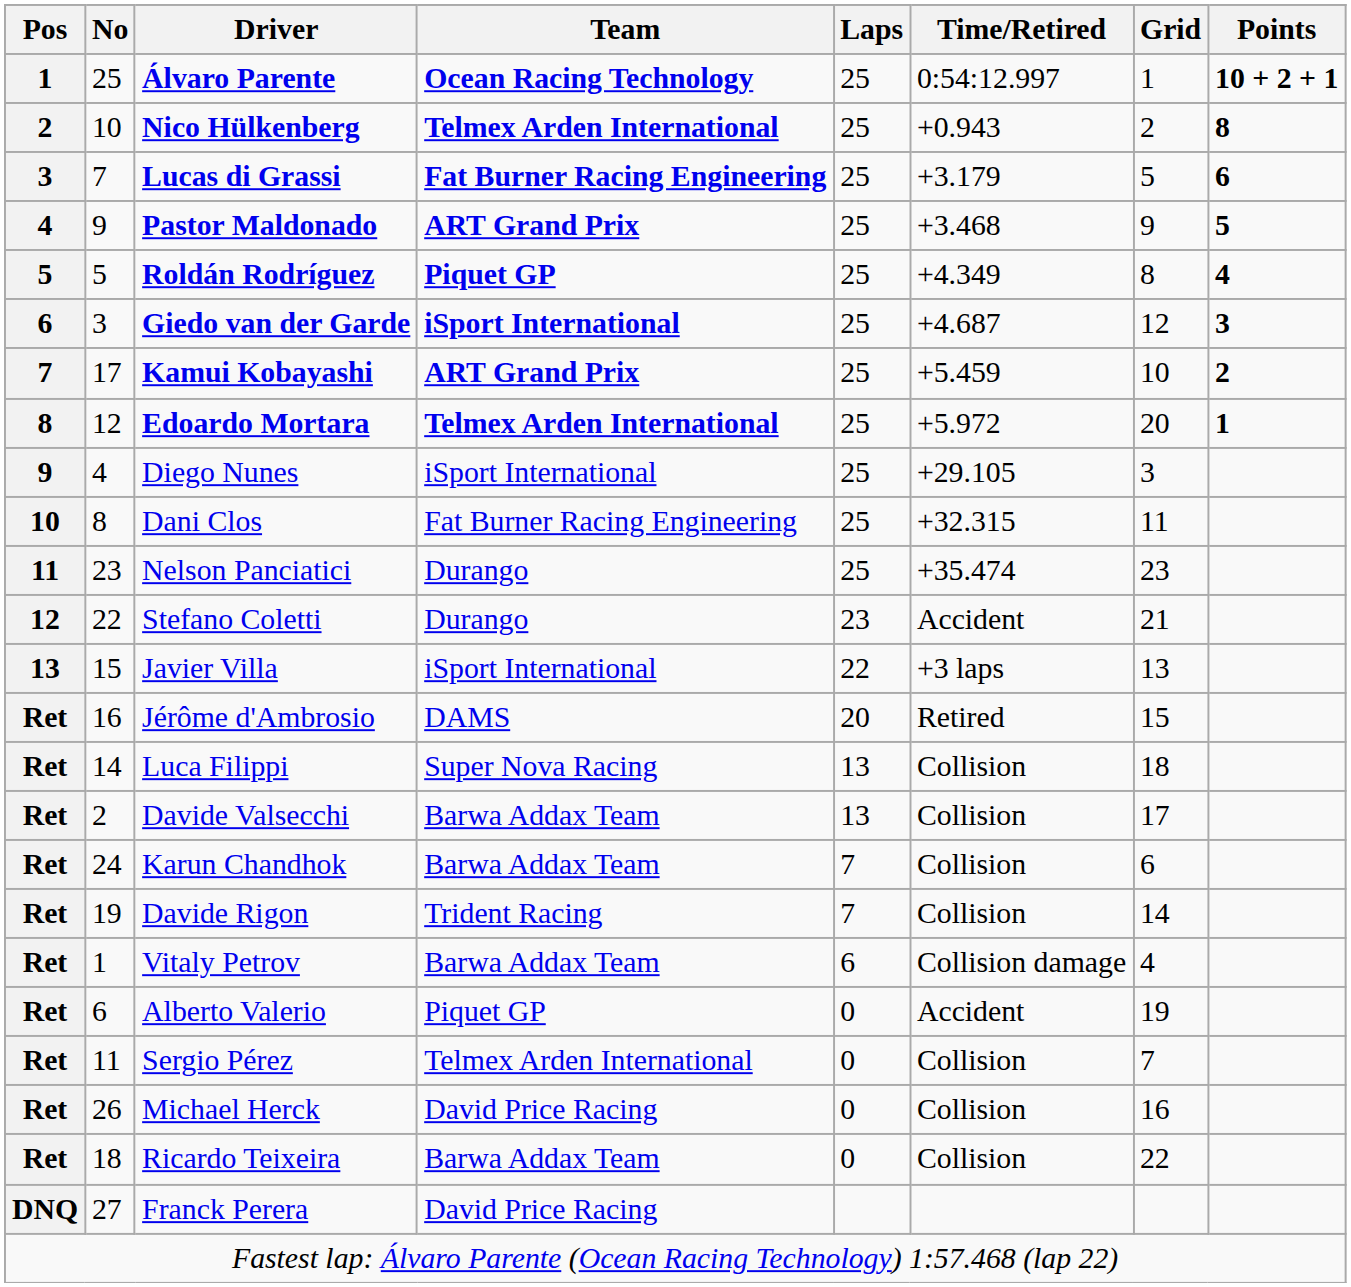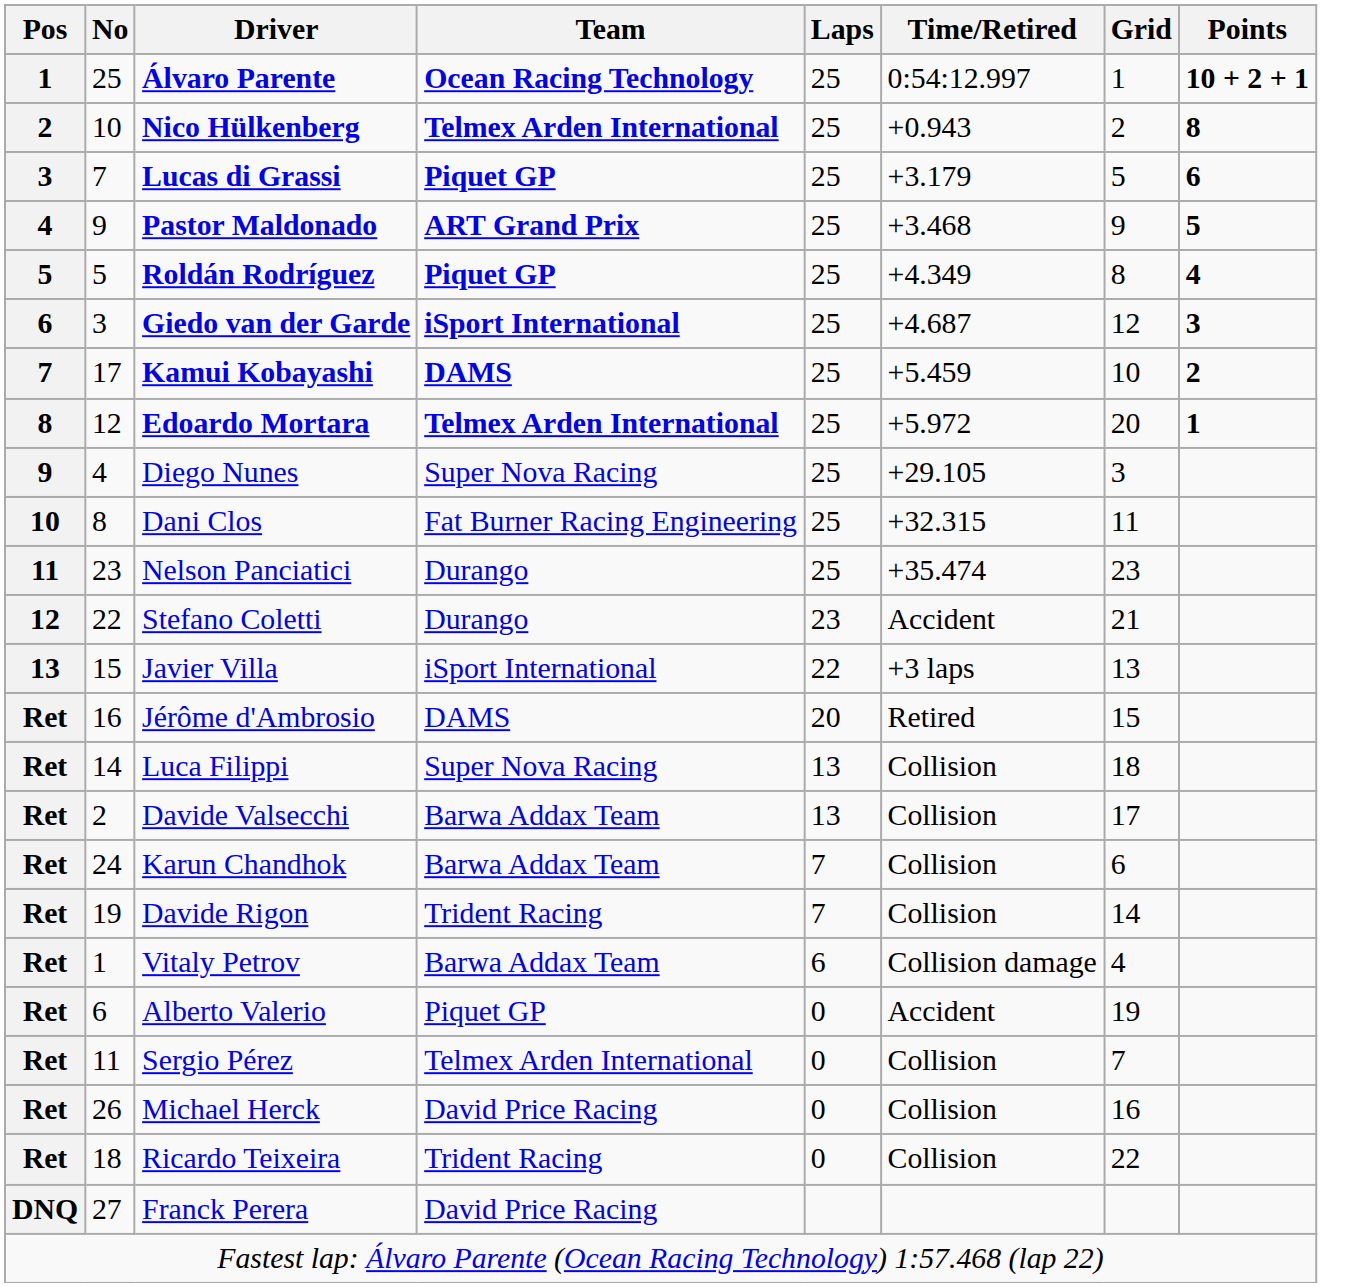(625, 176) Fat Burner Racing Engineering -> (490, 176) Piquet GP
(532, 373) ART Grand Prix -> (468, 373) DAMS
(540, 471) iSport International -> (541, 471) Super Nova Racing
(542, 1159) Barwa Addax Team -> (513, 1159) Trident Racing
